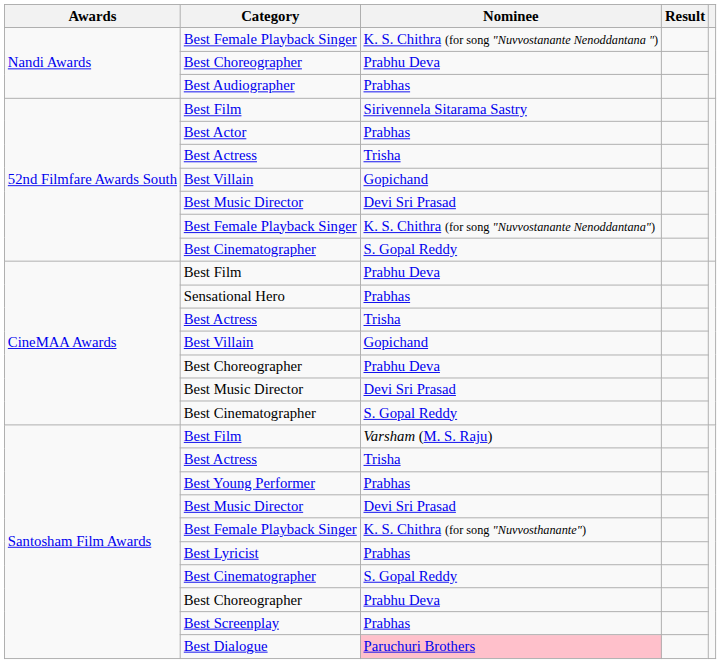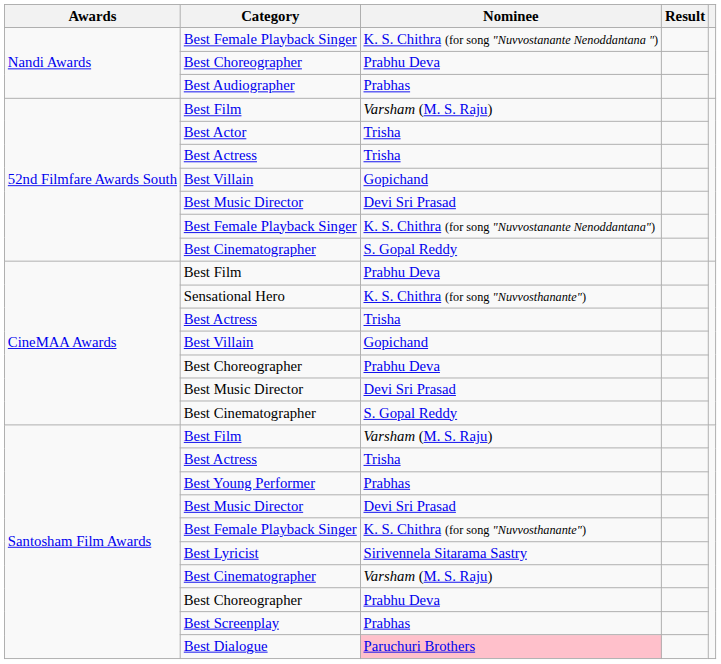(445, 109) Sirivennela Sitarama Sastry -> (428, 109) Varsham (M. S. Raju)
(387, 132) Prabhas -> (382, 132) Trisha
(387, 296) Prabhas -> (475, 296) K. S. Chithra (for song "Nuvvosthanante")
(387, 553) Prabhas -> (445, 553) Sirivennela Sitarama Sastry
(410, 576) S. Gopal Reddy -> (428, 576) Varsham (M. S. Raju)
